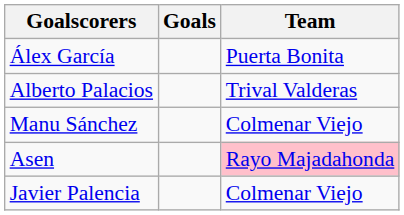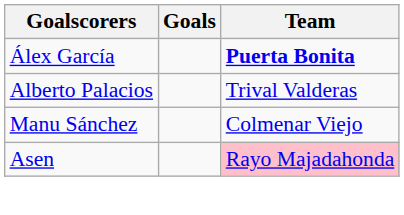(285, 55) normal -> (290, 55) bold
- row: (75, 192)
